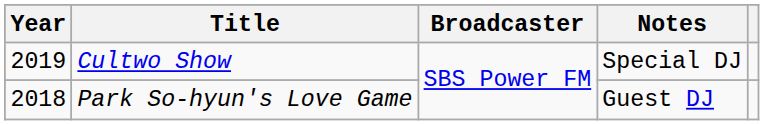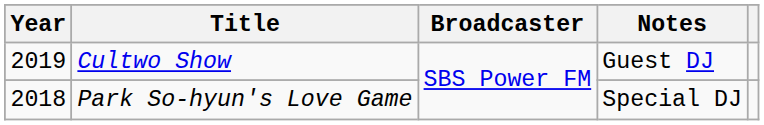(672, 62) Special DJ -> (658, 62) Guest DJ
(658, 100) Guest DJ -> (672, 100) Special DJ
